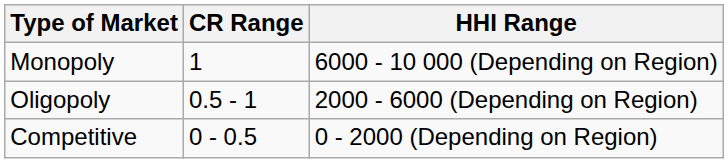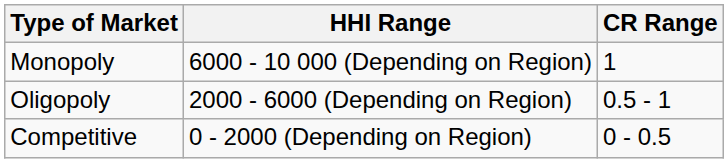columns swapped: (246, 23) <-> (516, 23)
